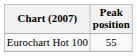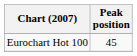(111, 42) 55 -> (111, 42) 45
